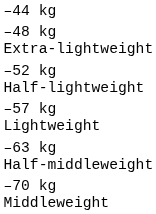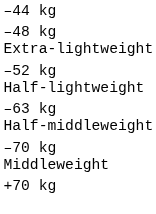- row: (52, 118)
+ row: (30, 186)
